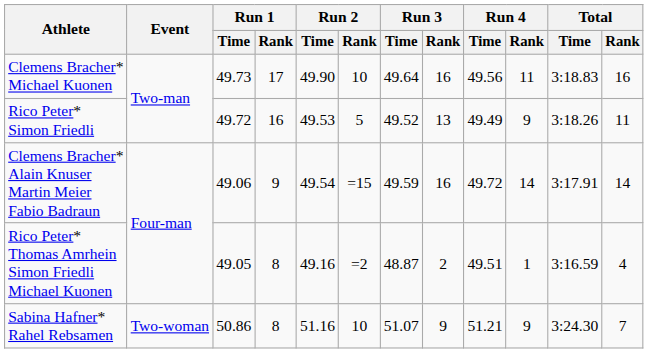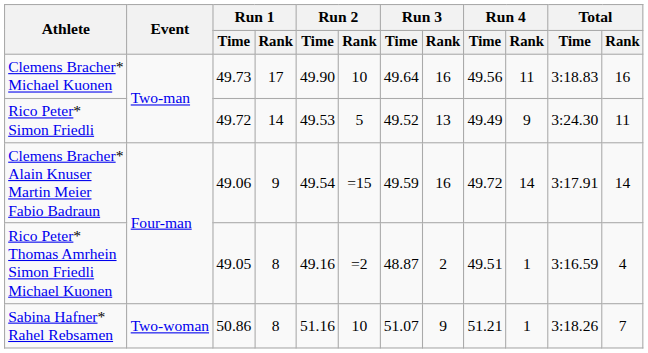(276, 120) 16 -> (276, 120) 14
(575, 120) 3:18.26 -> (575, 120) 3:24.30
(527, 326) 9 -> (527, 326) 1
(575, 326) 3:24.30 -> (575, 326) 3:18.26
